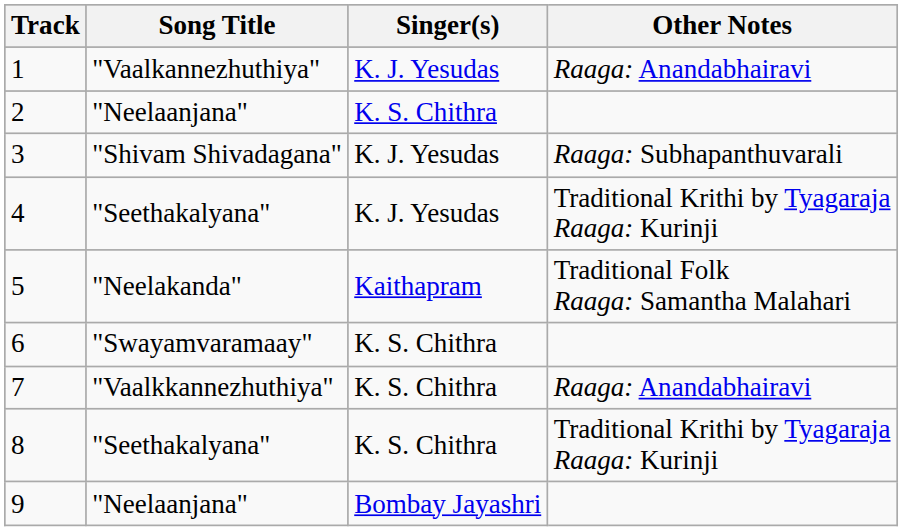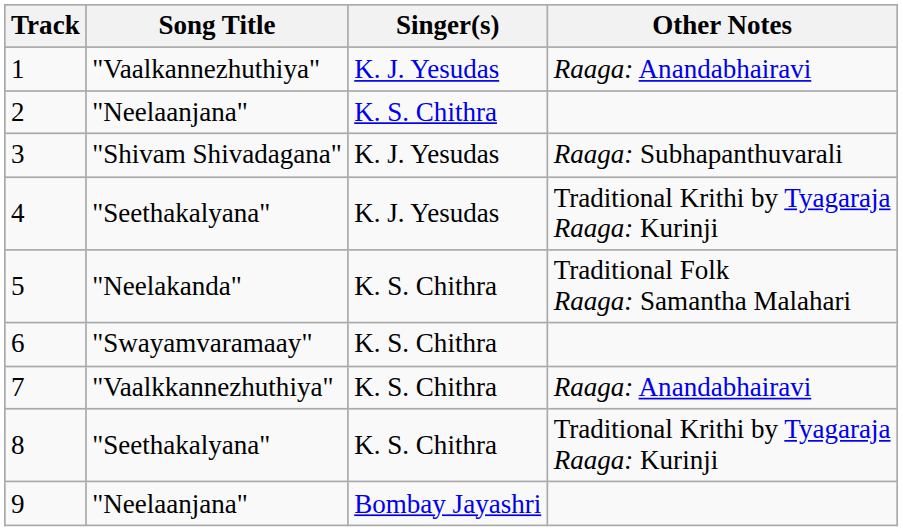(418, 285) Kaithapram -> (426, 285) K. S. Chithra
